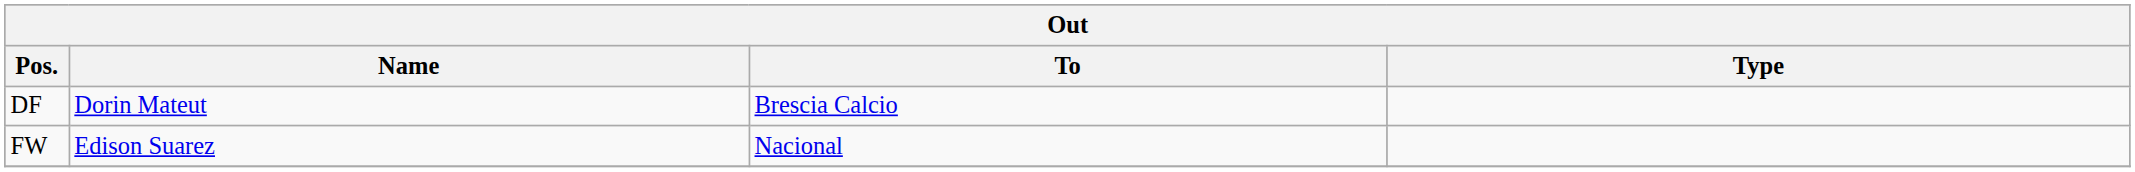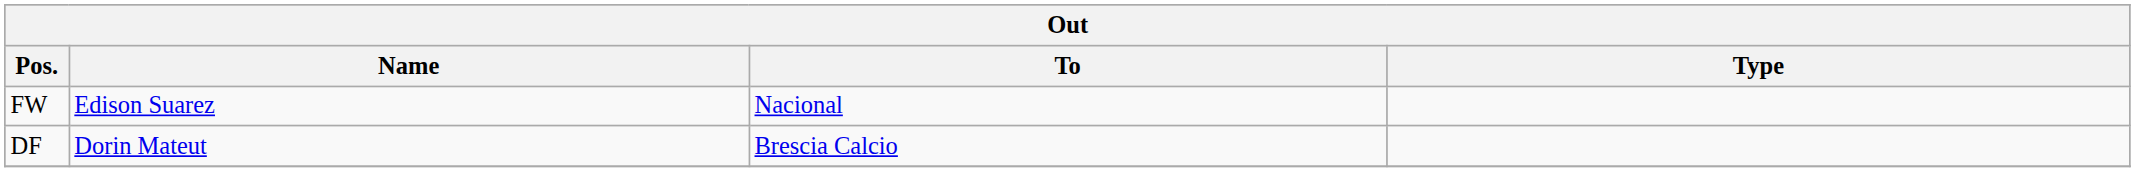rows swapped: (29, 146) <-> (26, 105)
